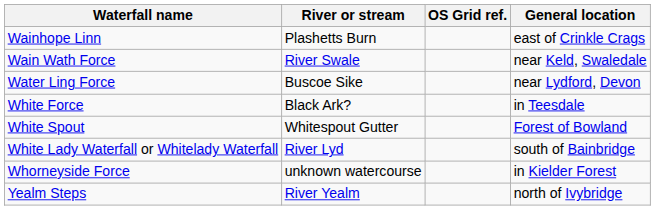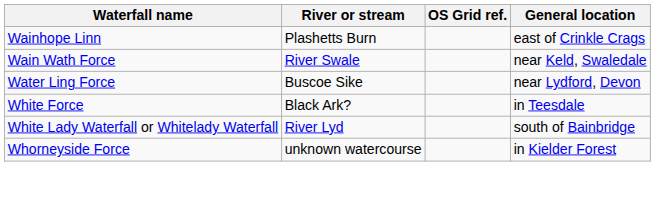- row: (46, 127)
- row: (47, 194)
